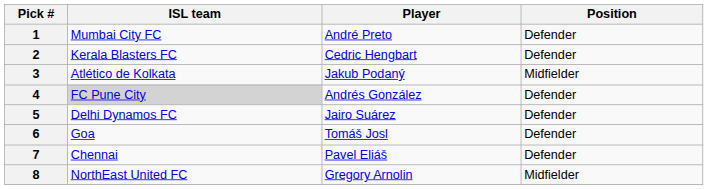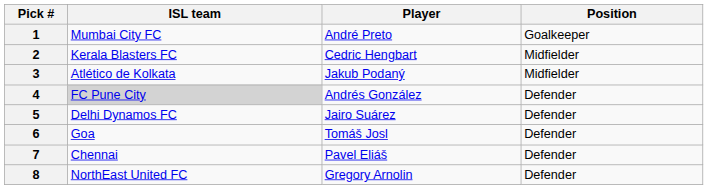(550, 34) Defender -> (557, 34) Goalkeeper
(550, 54) Defender -> (552, 54) Midfielder
(552, 174) Midfielder -> (550, 174) Defender
